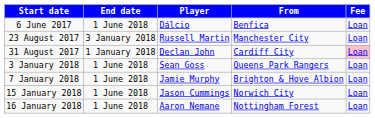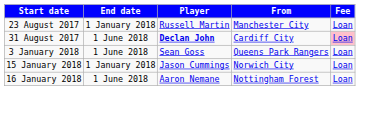- row: (44, 25)
(120, 38) 3 January 2018 -> (120, 25) 1 January 2018
(120, 52) 1 January 2018 -> (120, 38) 1 June 2018
(187, 52) normal -> (187, 38) bold
- row: (44, 79)
(120, 92) 1 June 2018 -> (120, 65) 1 January 2018
